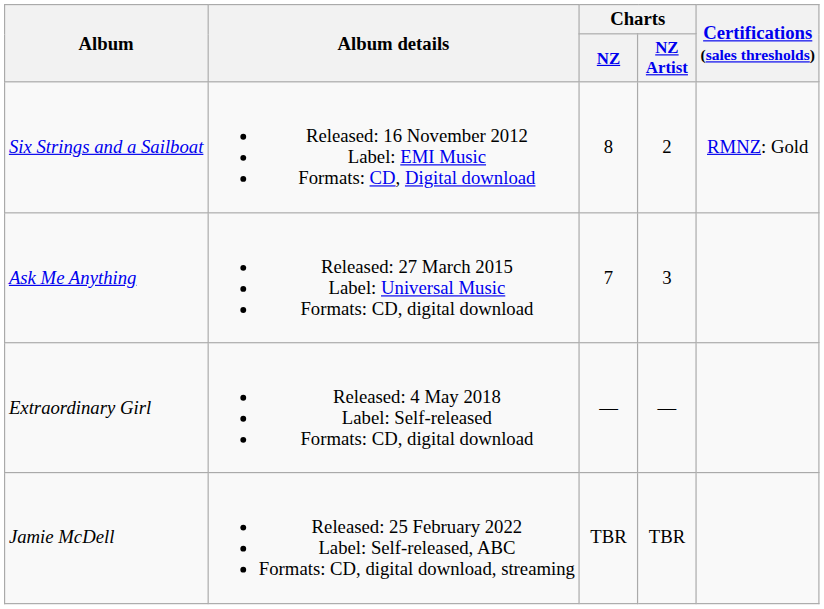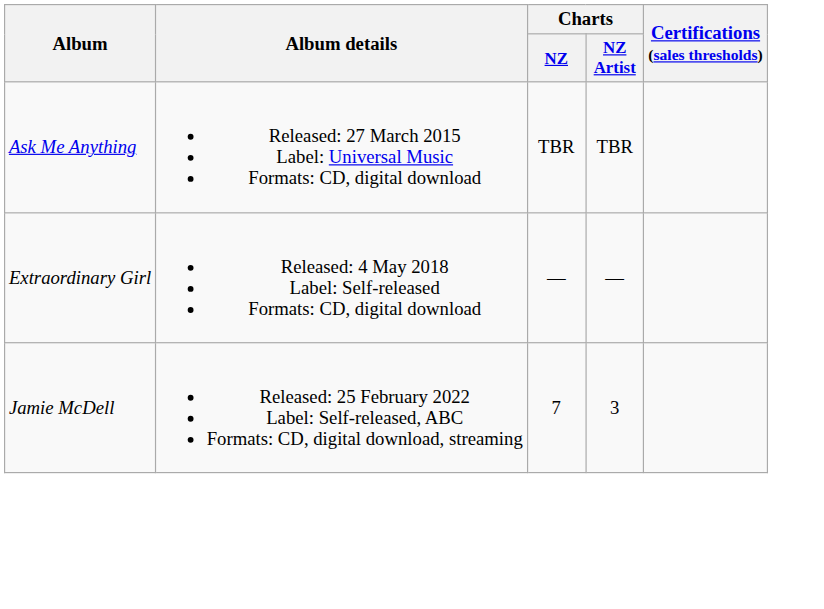- row: (106, 147)
(608, 277) 7 -> (556, 147) TBR
(667, 277) 3 -> (615, 147) TBR
(608, 537) TBR -> (556, 407) 7
(667, 537) TBR -> (615, 407) 3
